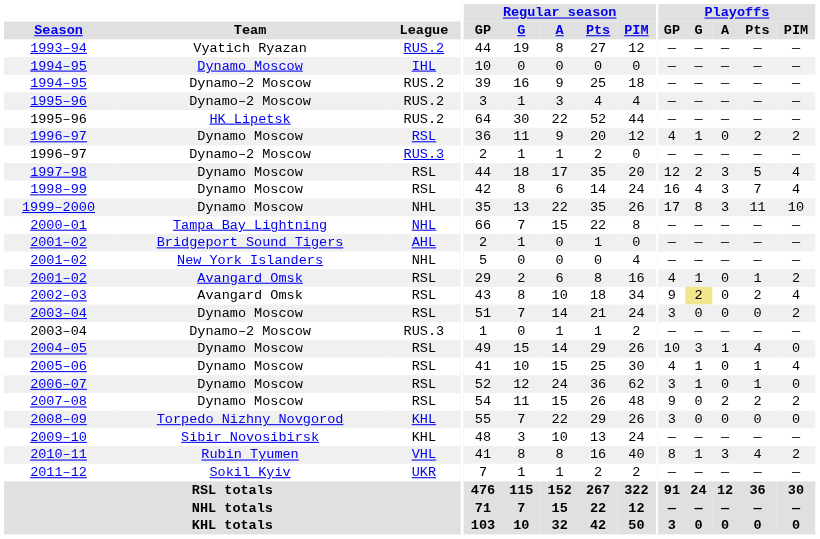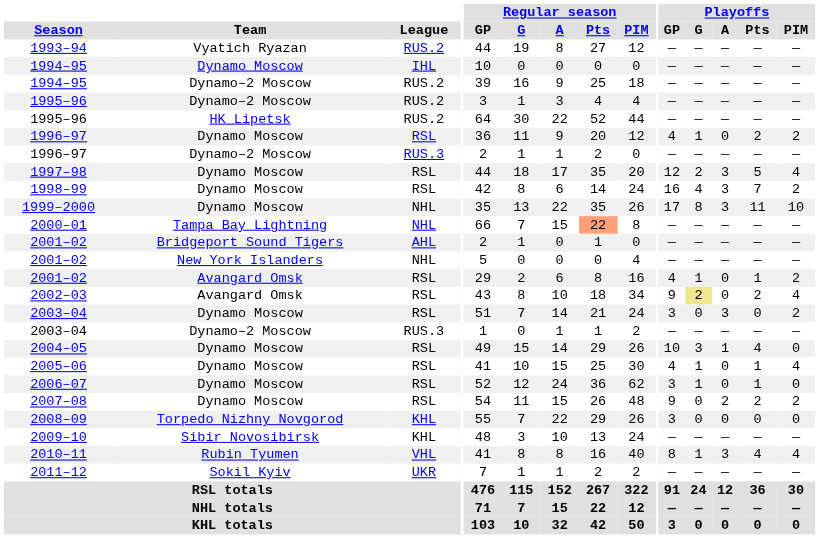(796, 190) 4 -> (796, 190) 2
(598, 225) no background -> (598, 225) lightsalmon background
(725, 313) 0 -> (725, 313) 3
(796, 455) 2 -> (796, 455) 4
